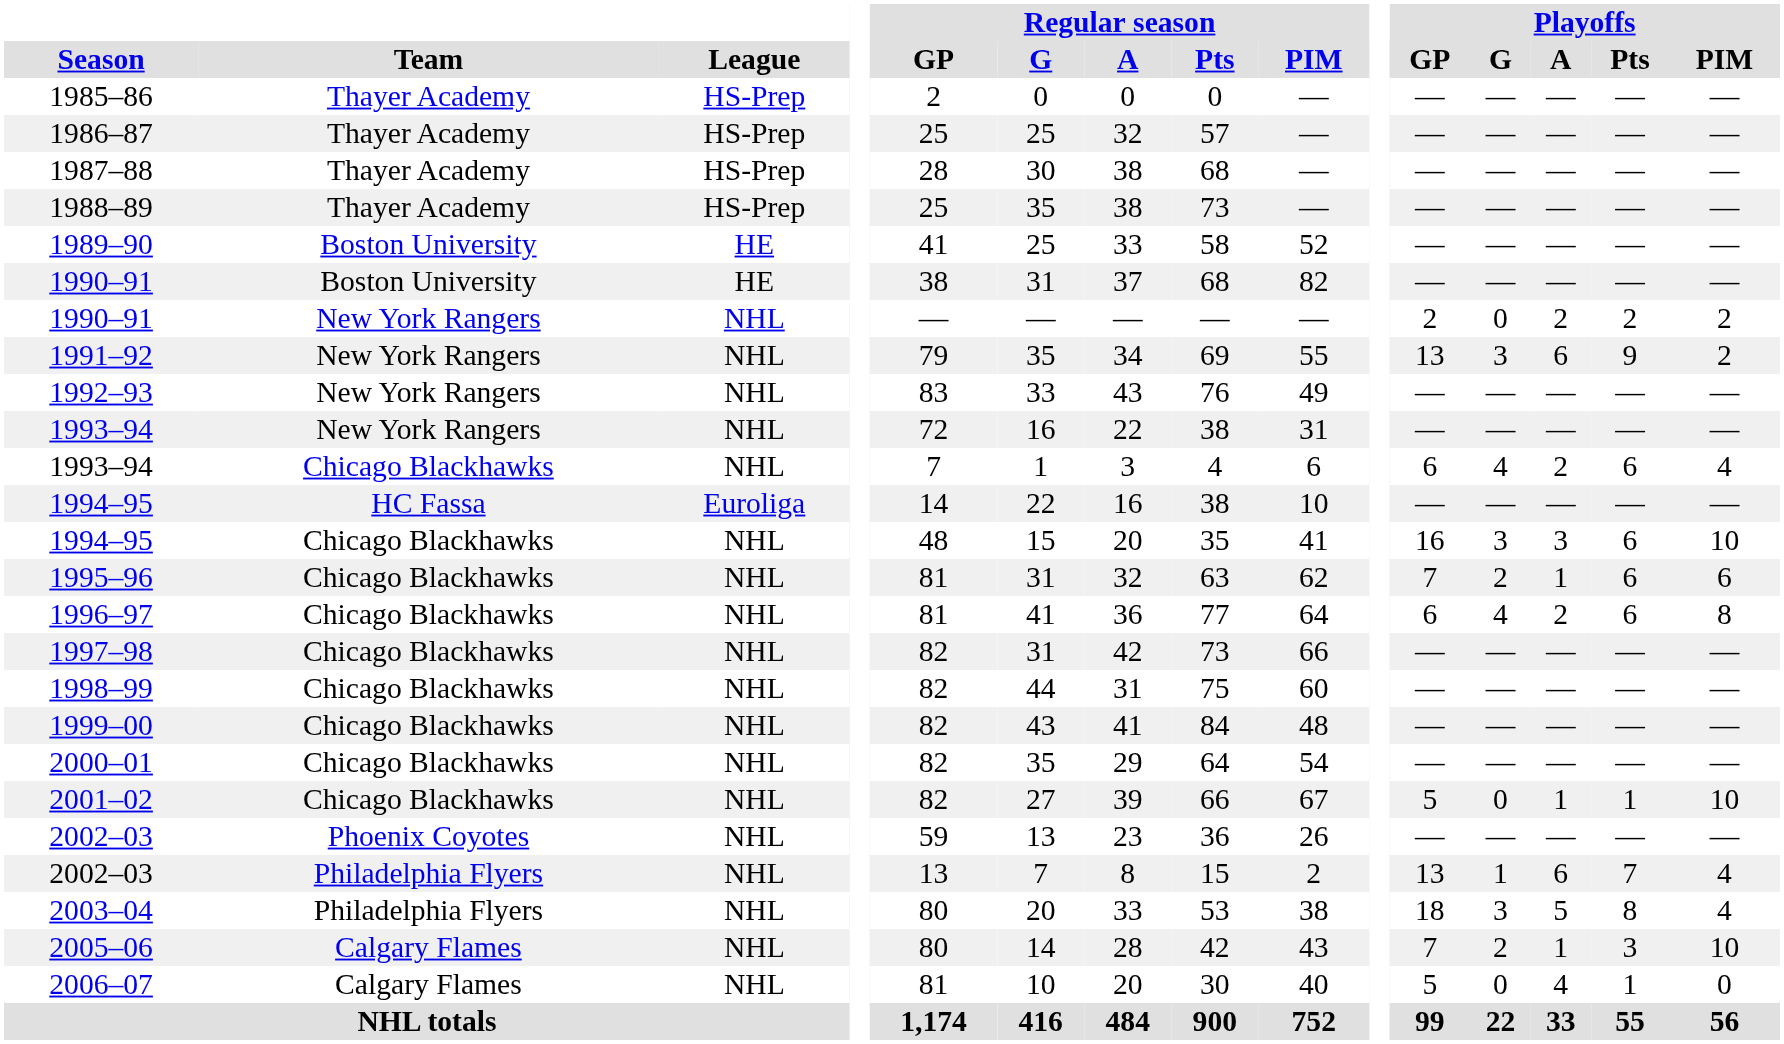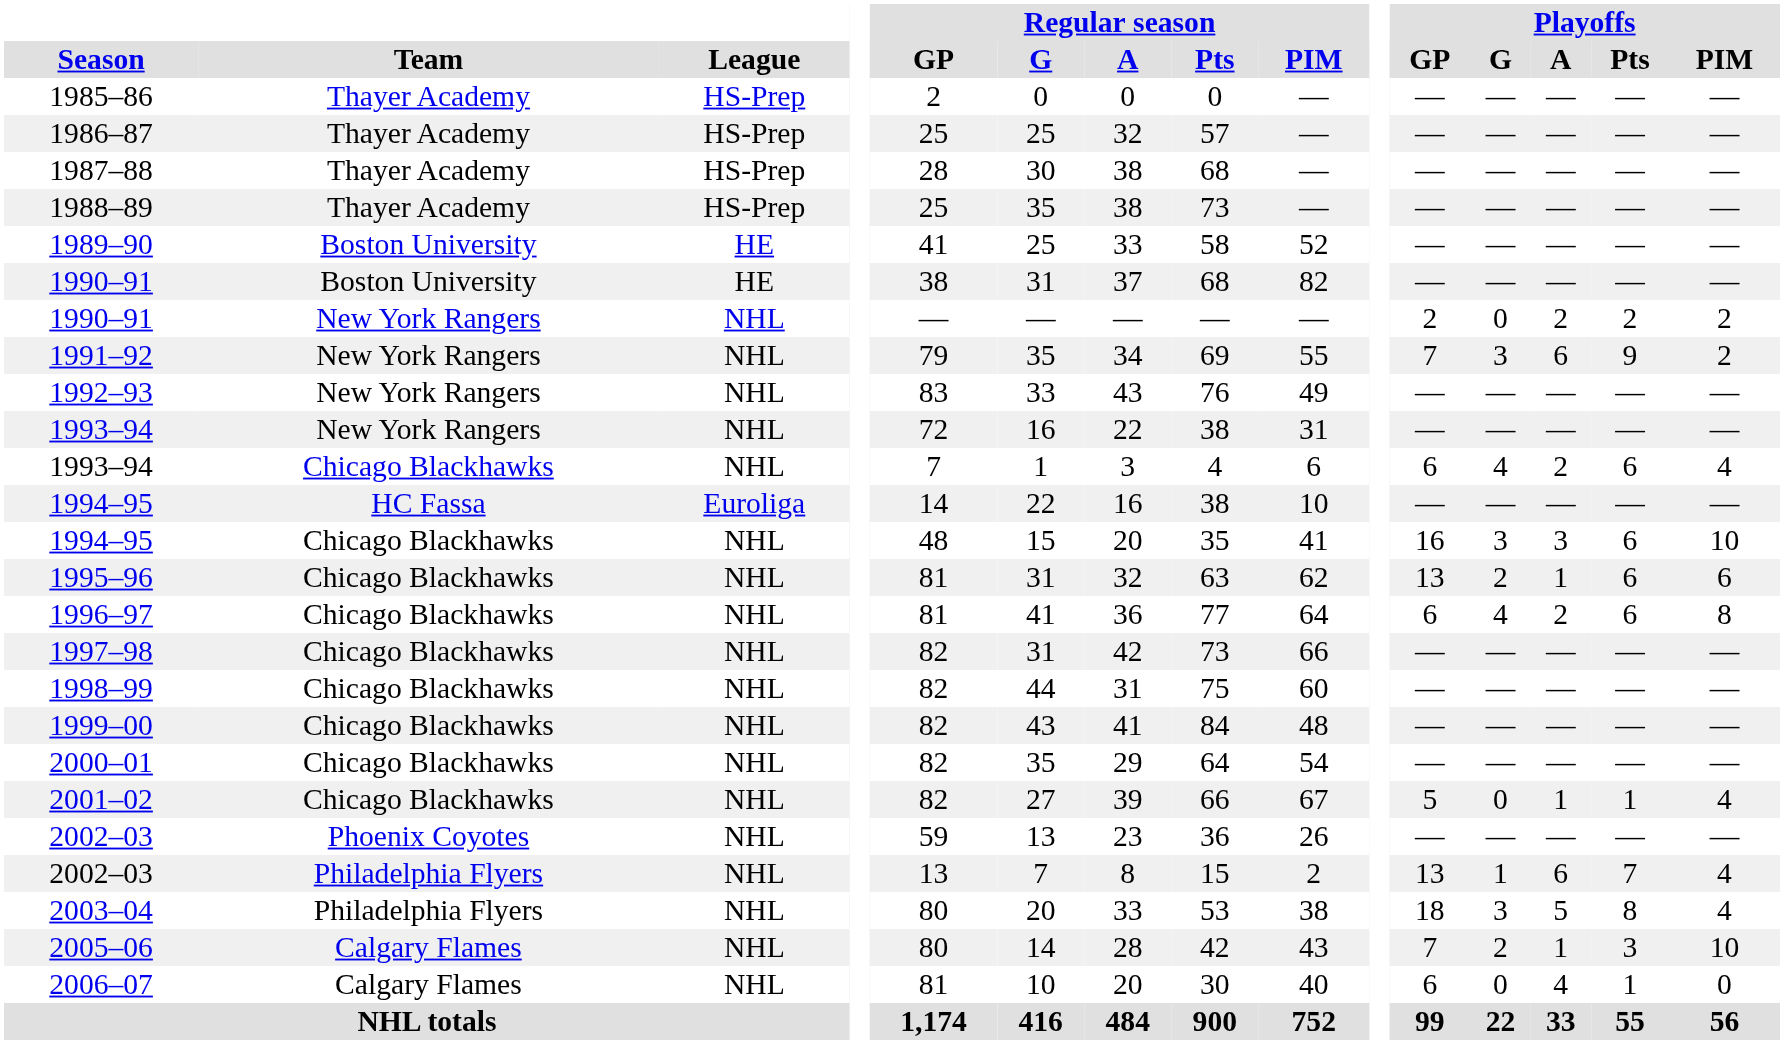(1430, 355) 13 -> (1430, 355) 7
(1430, 577) 7 -> (1430, 577) 13
(1725, 799) 10 -> (1724, 799) 4
(1430, 984) 5 -> (1430, 984) 6
